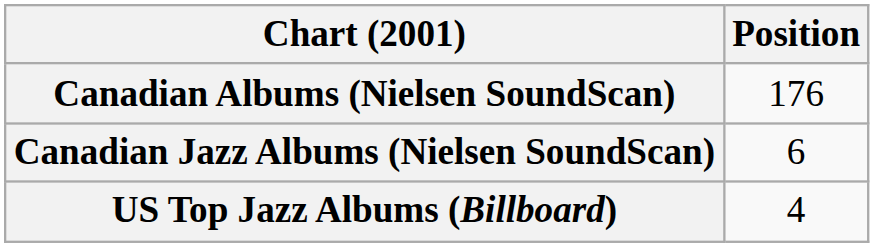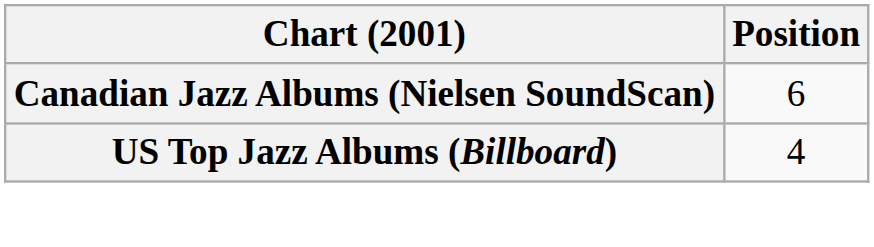- row: (364, 92)
